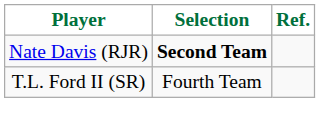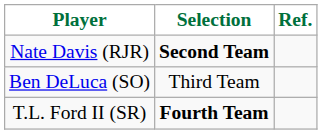+ row: (80, 81)
(212, 81) normal -> (214, 112) bold
